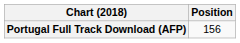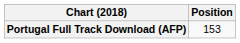(212, 29) 156 -> (212, 29) 153
